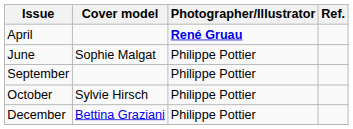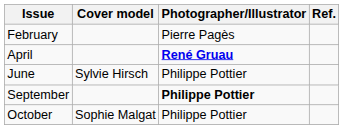+ row: (33, 34)
(115, 54) Sophie Malgat -> (111, 74) Sylvie Hirsch
(213, 74) normal -> (208, 94) bold
(111, 94) Sylvie Hirsch -> (115, 114) Sophie Malgat
- row: (36, 114)
